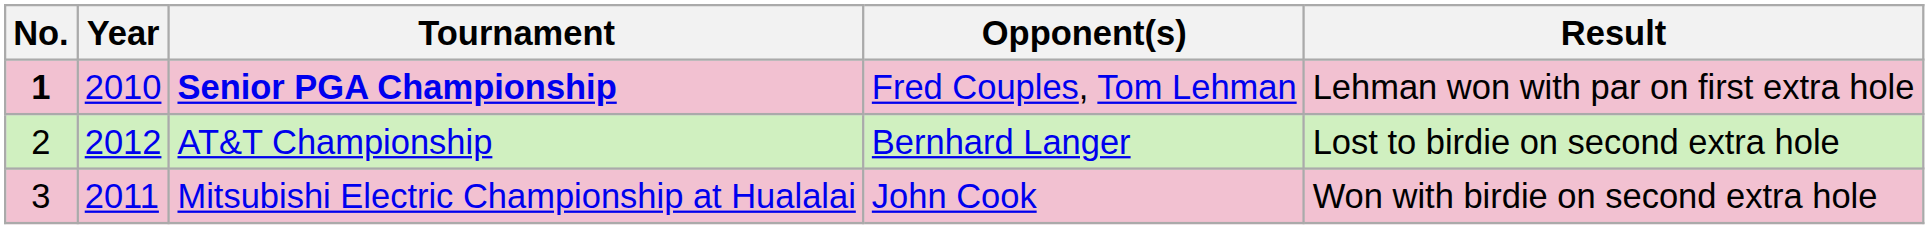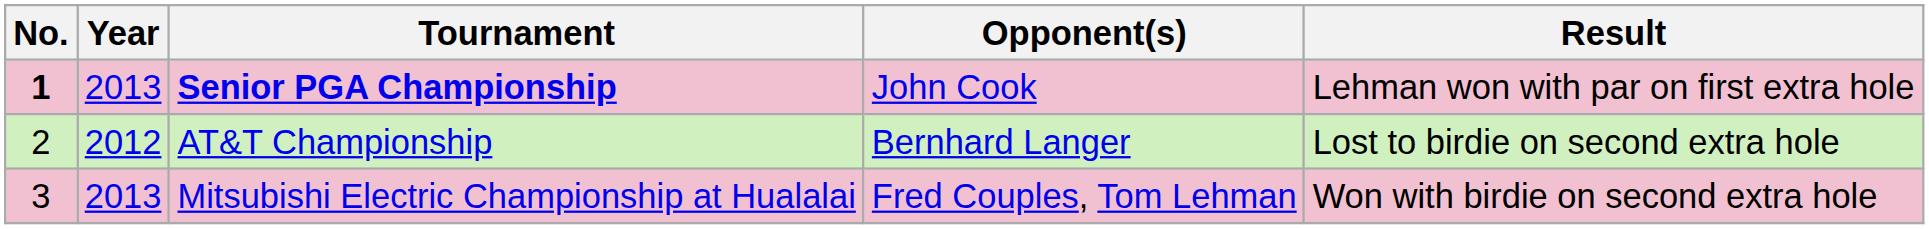(123, 87) 2010 -> (123, 87) 2013
(1084, 87) Fred Couples, Tom Lehman -> (954, 87) John Cook
(122, 196) 2011 -> (123, 196) 2013
(954, 196) John Cook -> (1084, 196) Fred Couples, Tom Lehman
